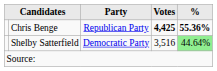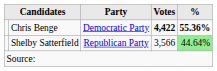(116, 27) Republican Party -> (116, 27) Democratic Party
(165, 27) 4,425 -> (165, 27) 4,422
(116, 43) Democratic Party -> (116, 43) Republican Party
(165, 43) 3,516 -> (165, 43) 3,566
